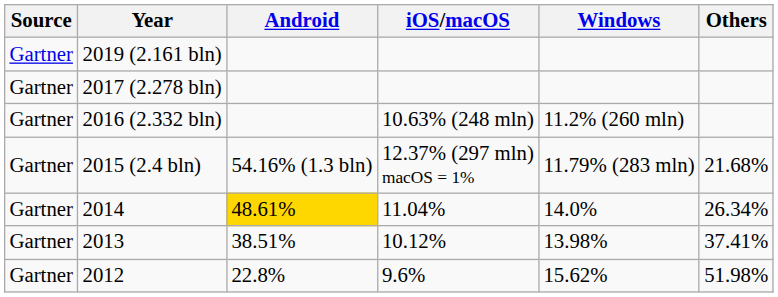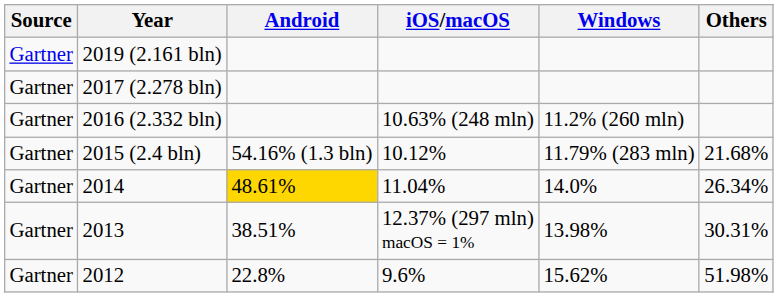(458, 164) 12.37% (297 mln) macOS = 1% -> (414, 152) 10.12%
(414, 242) 10.12% -> (458, 230) 12.37% (297 mln) macOS = 1%
(736, 242) 37.41% -> (736, 230) 30.31%
